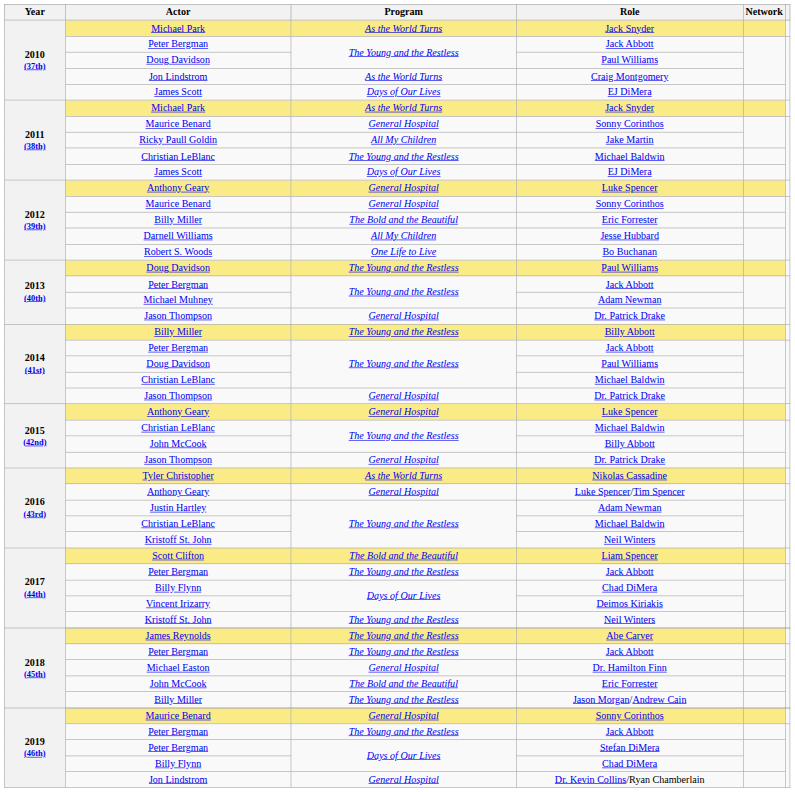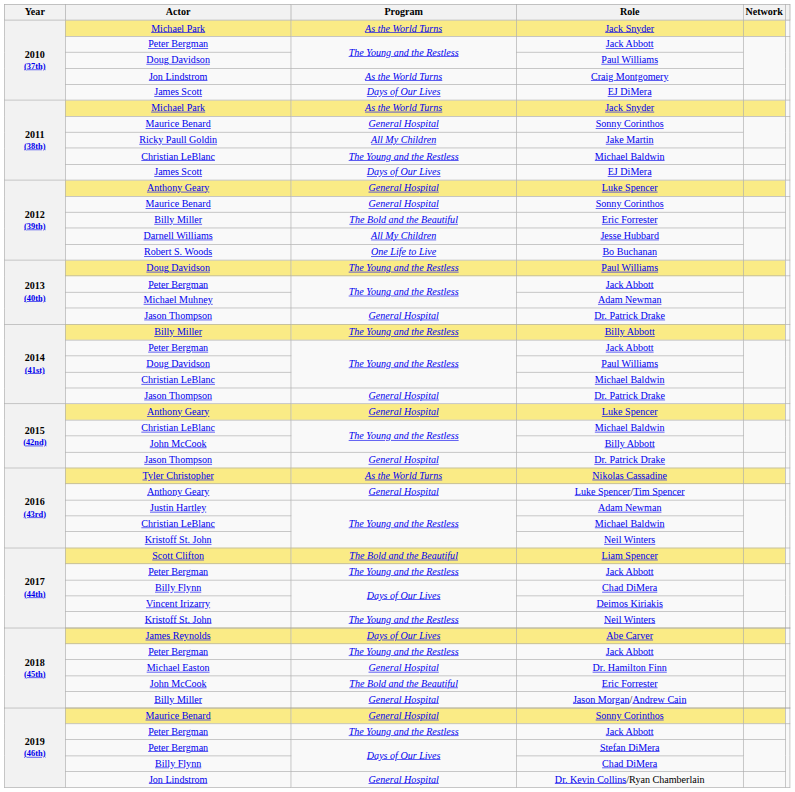(404, 635) The Young and the Restless -> (404, 635) Days of Our Lives
(404, 699) The Young and the Restless -> (404, 699) General Hospital
